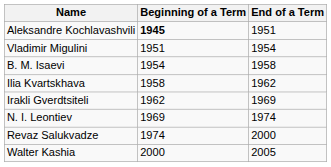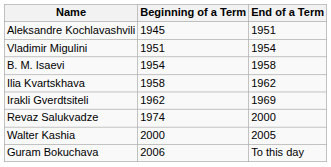(153, 30) bold -> (153, 30) normal
- row: (39, 118)
+ row: (53, 153)
